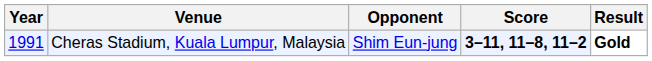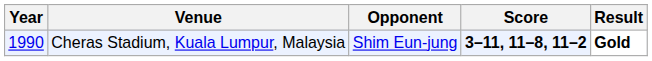(26, 43) 1991 -> (26, 43) 1990
